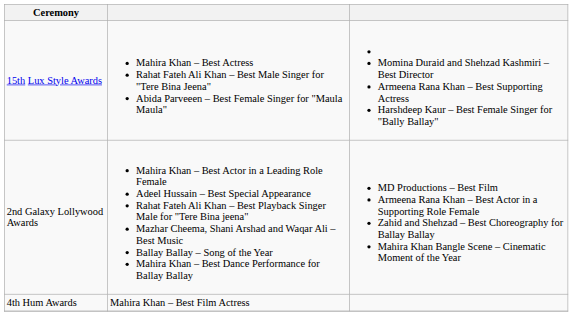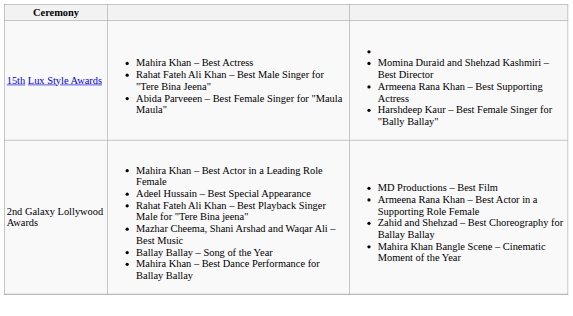- row: (42, 302)
